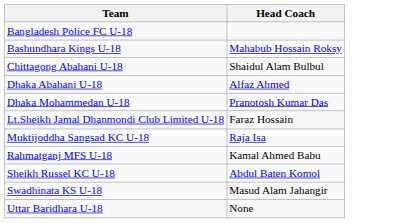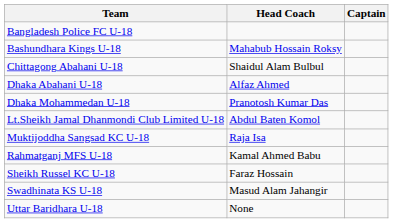+ column: (366, 13)
(261, 119) Faraz Hossain -> (275, 119) Abdul Baten Komol
(275, 173) Abdul Baten Komol -> (261, 173) Faraz Hossain
